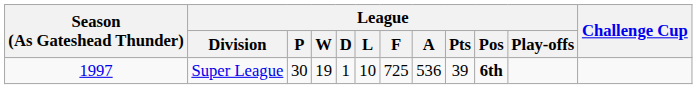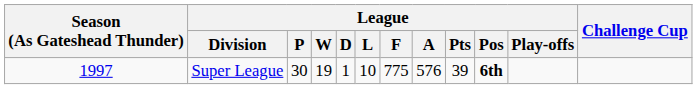(396, 70) 725 -> (396, 70) 775
(429, 70) 536 -> (429, 70) 576
